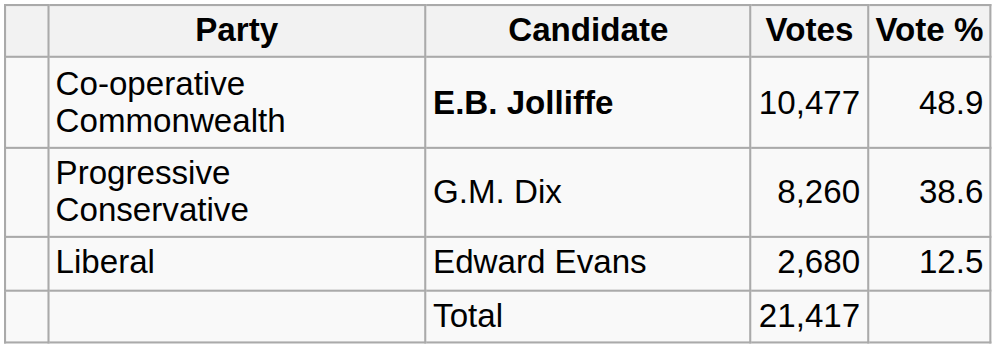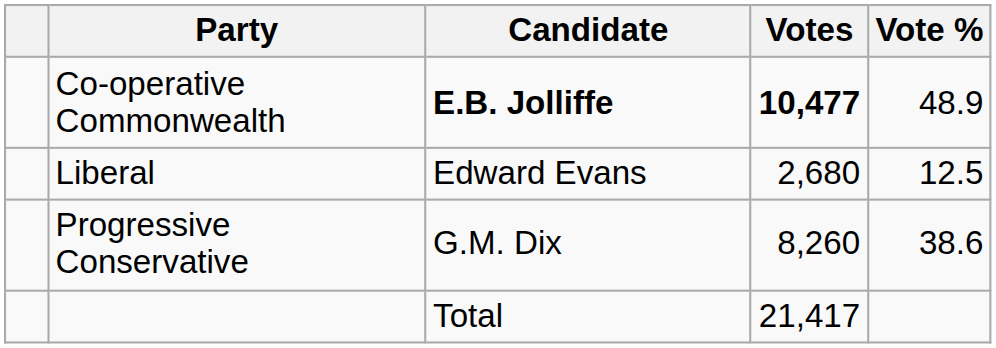(809, 101) normal -> (809, 101) bold
rows swapped: (152, 191) <-> (105, 262)
